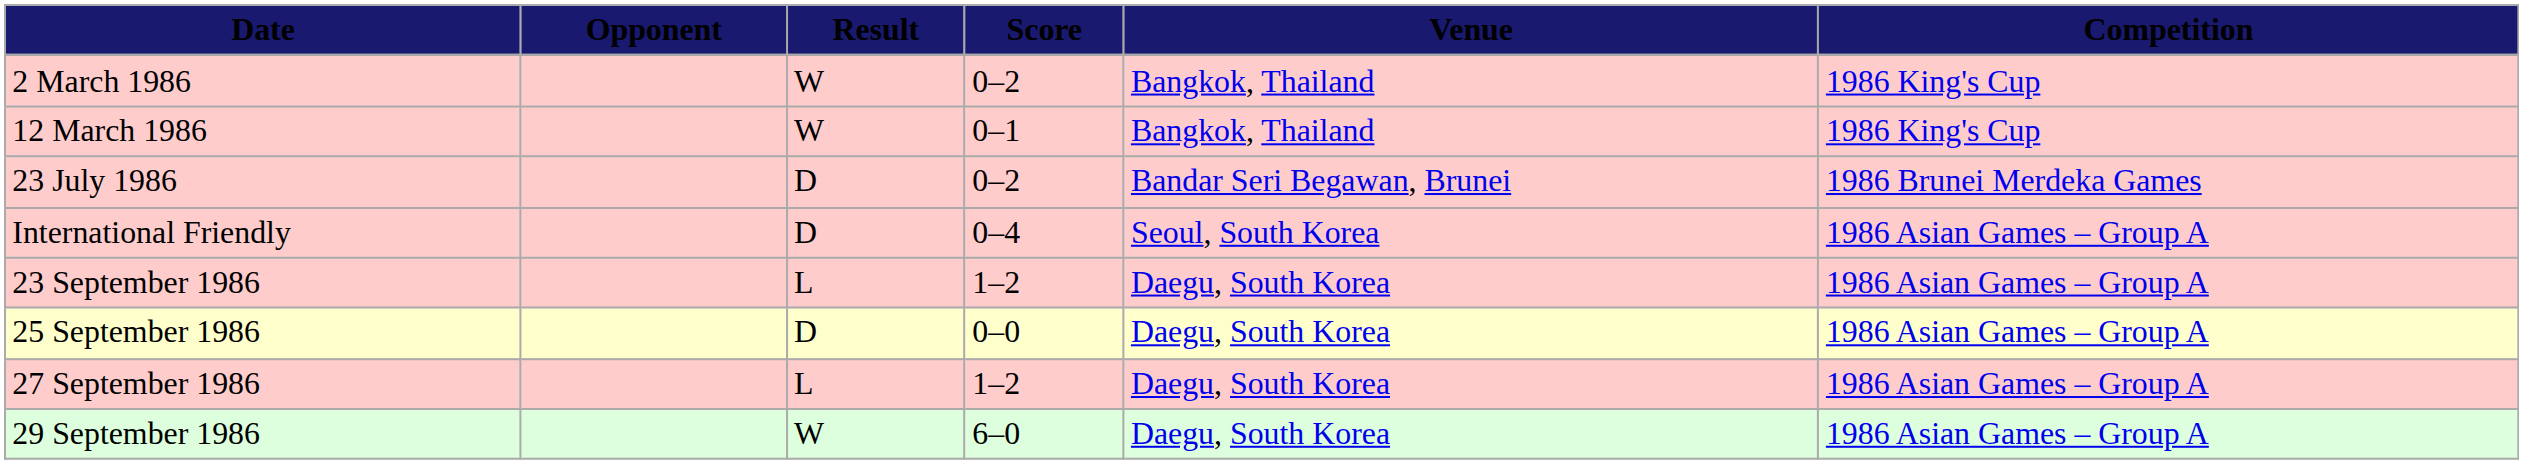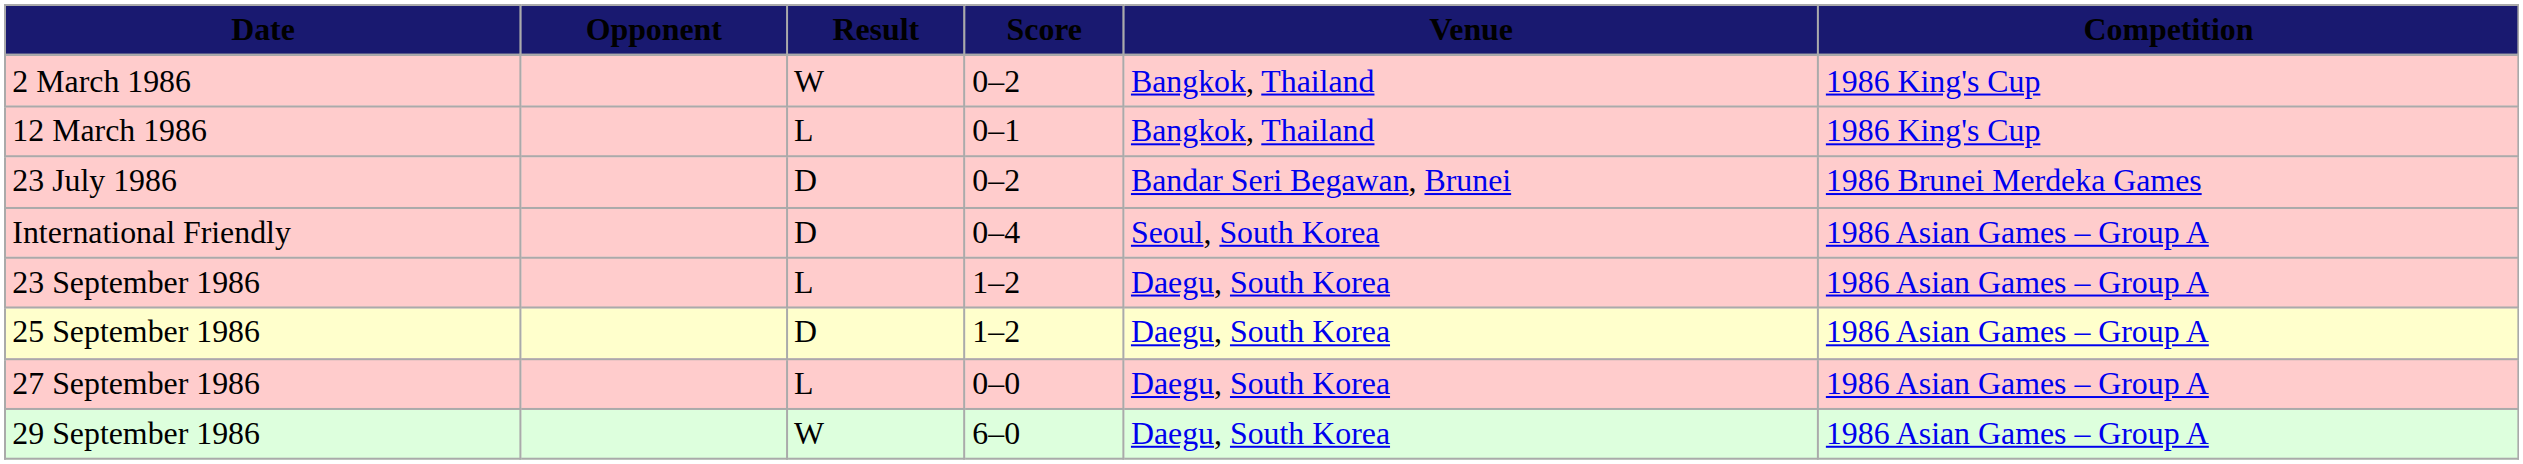(809, 130) W -> (804, 130) L
(996, 332) 0–0 -> (996, 332) 1–2
(996, 383) 1–2 -> (996, 383) 0–0
